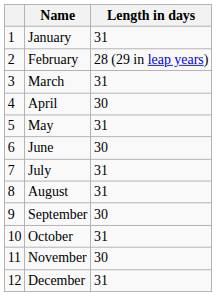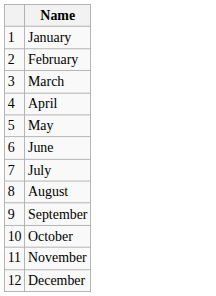- column: (151, 15)
